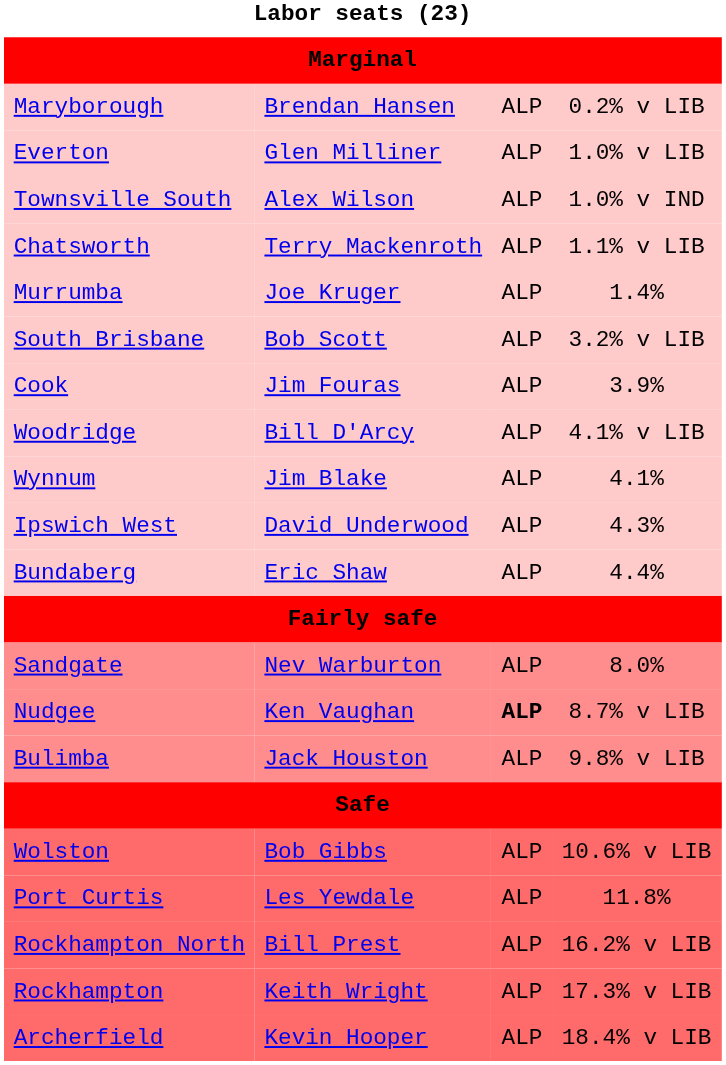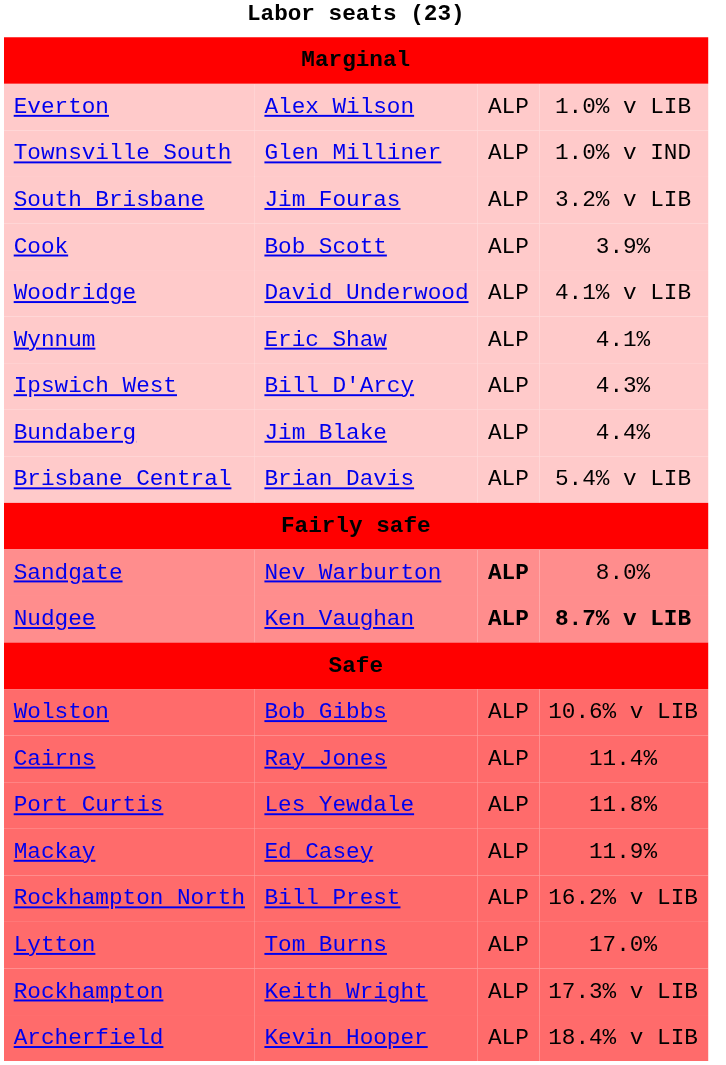- row: (89, 106)
(353, 153) Glen Milliner -> (339, 106) Alex Wilson
(339, 200) Alex Wilson -> (353, 153) Glen Milliner
- row: (82, 246)
- row: (68, 293)
(326, 339) Bob Scott -> (332, 200) Jim Fouras
(332, 386) Jim Fouras -> (326, 246) Bob Scott
(339, 432) Bill D'Arcy -> (366, 293) David Underwood
(326, 479) Jim Blake -> (326, 339) Eric Shaw
(366, 526) David Underwood -> (339, 386) Bill D'Arcy
(326, 572) Eric Shaw -> (326, 432) Jim Blake
+ row: (123, 479)
(522, 665) normal -> (508, 572) bold
(637, 712) normal -> (623, 619) bold
- row: (61, 758)
+ row: (55, 758)
+ row: (55, 851)
+ row: (55, 945)
